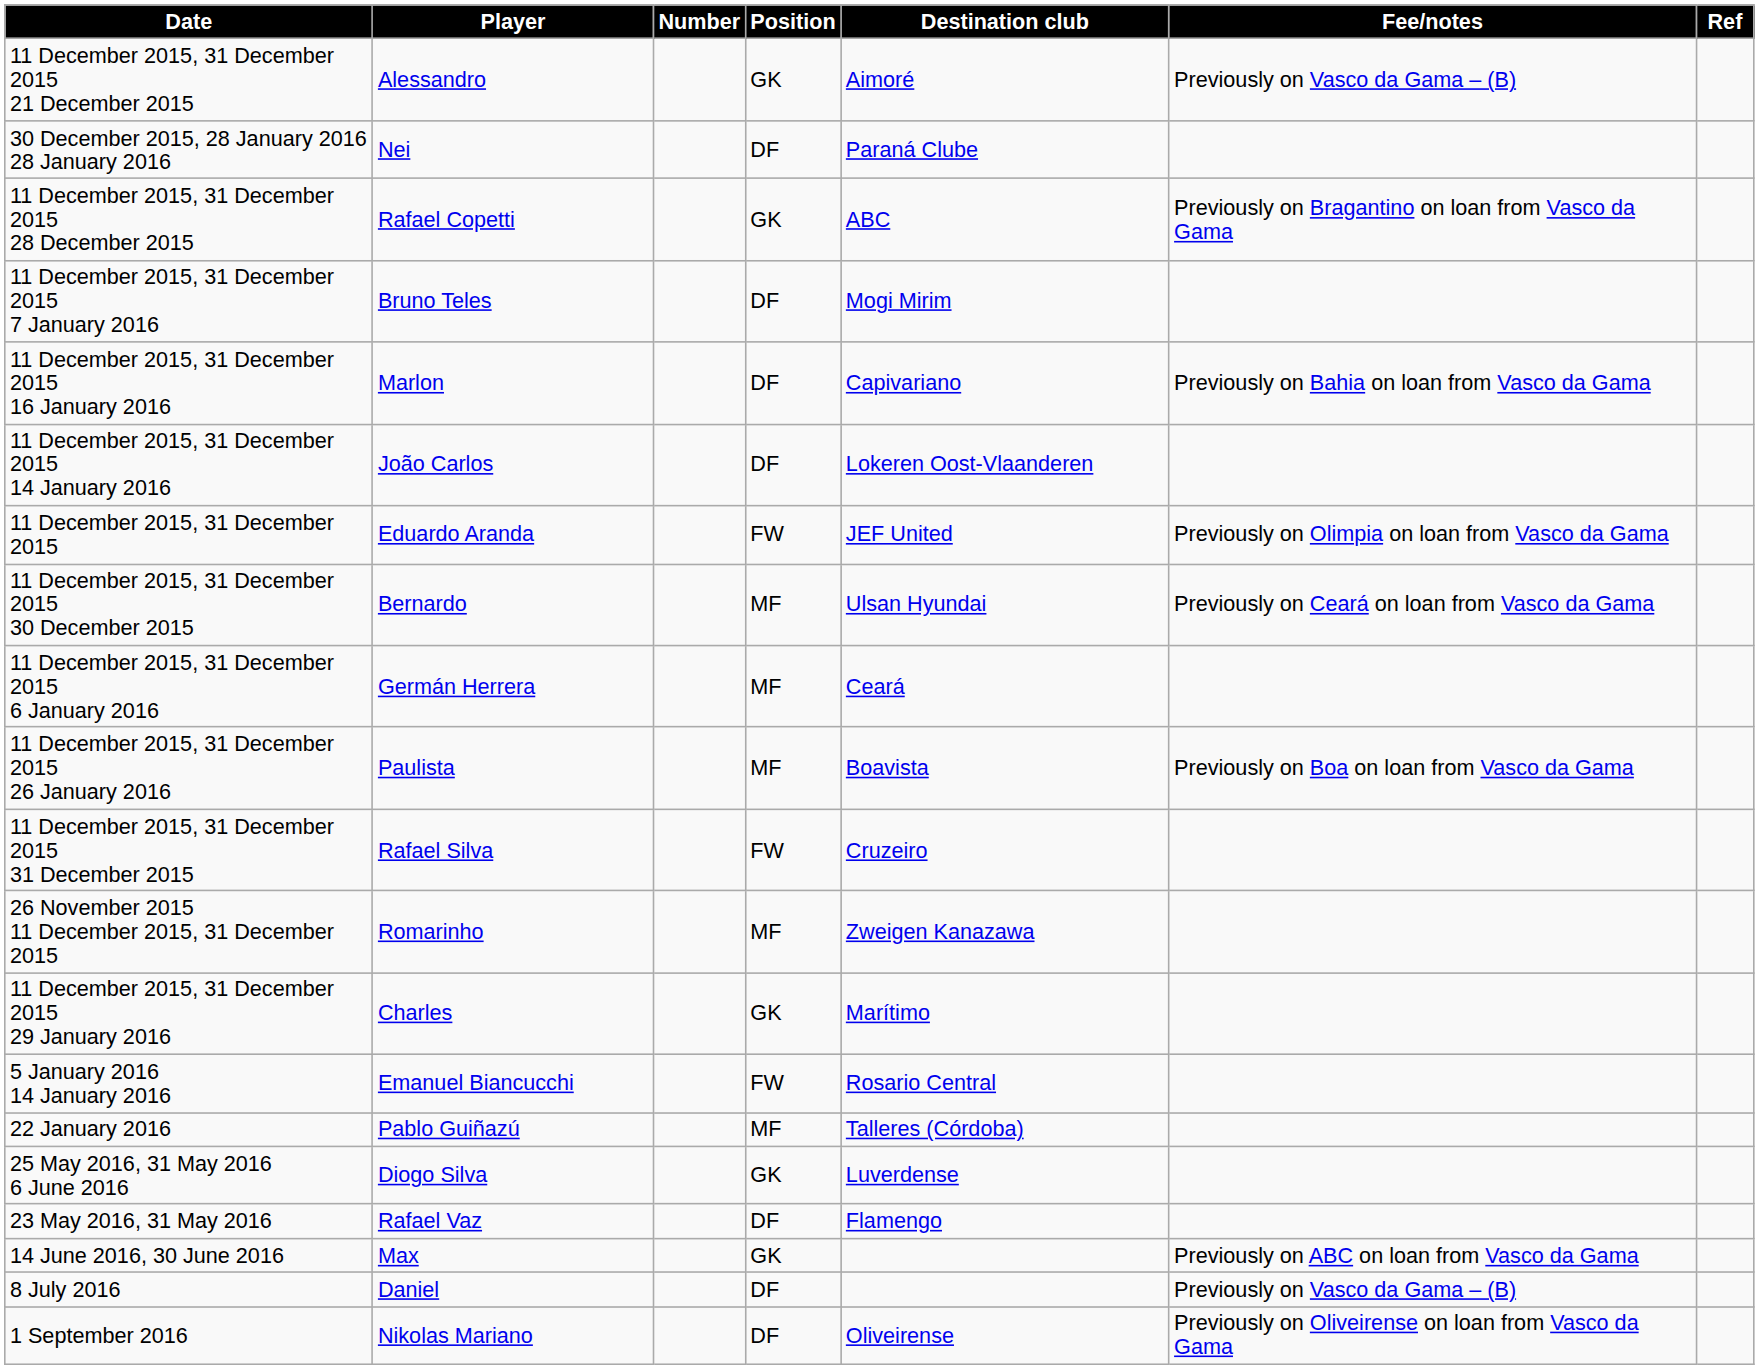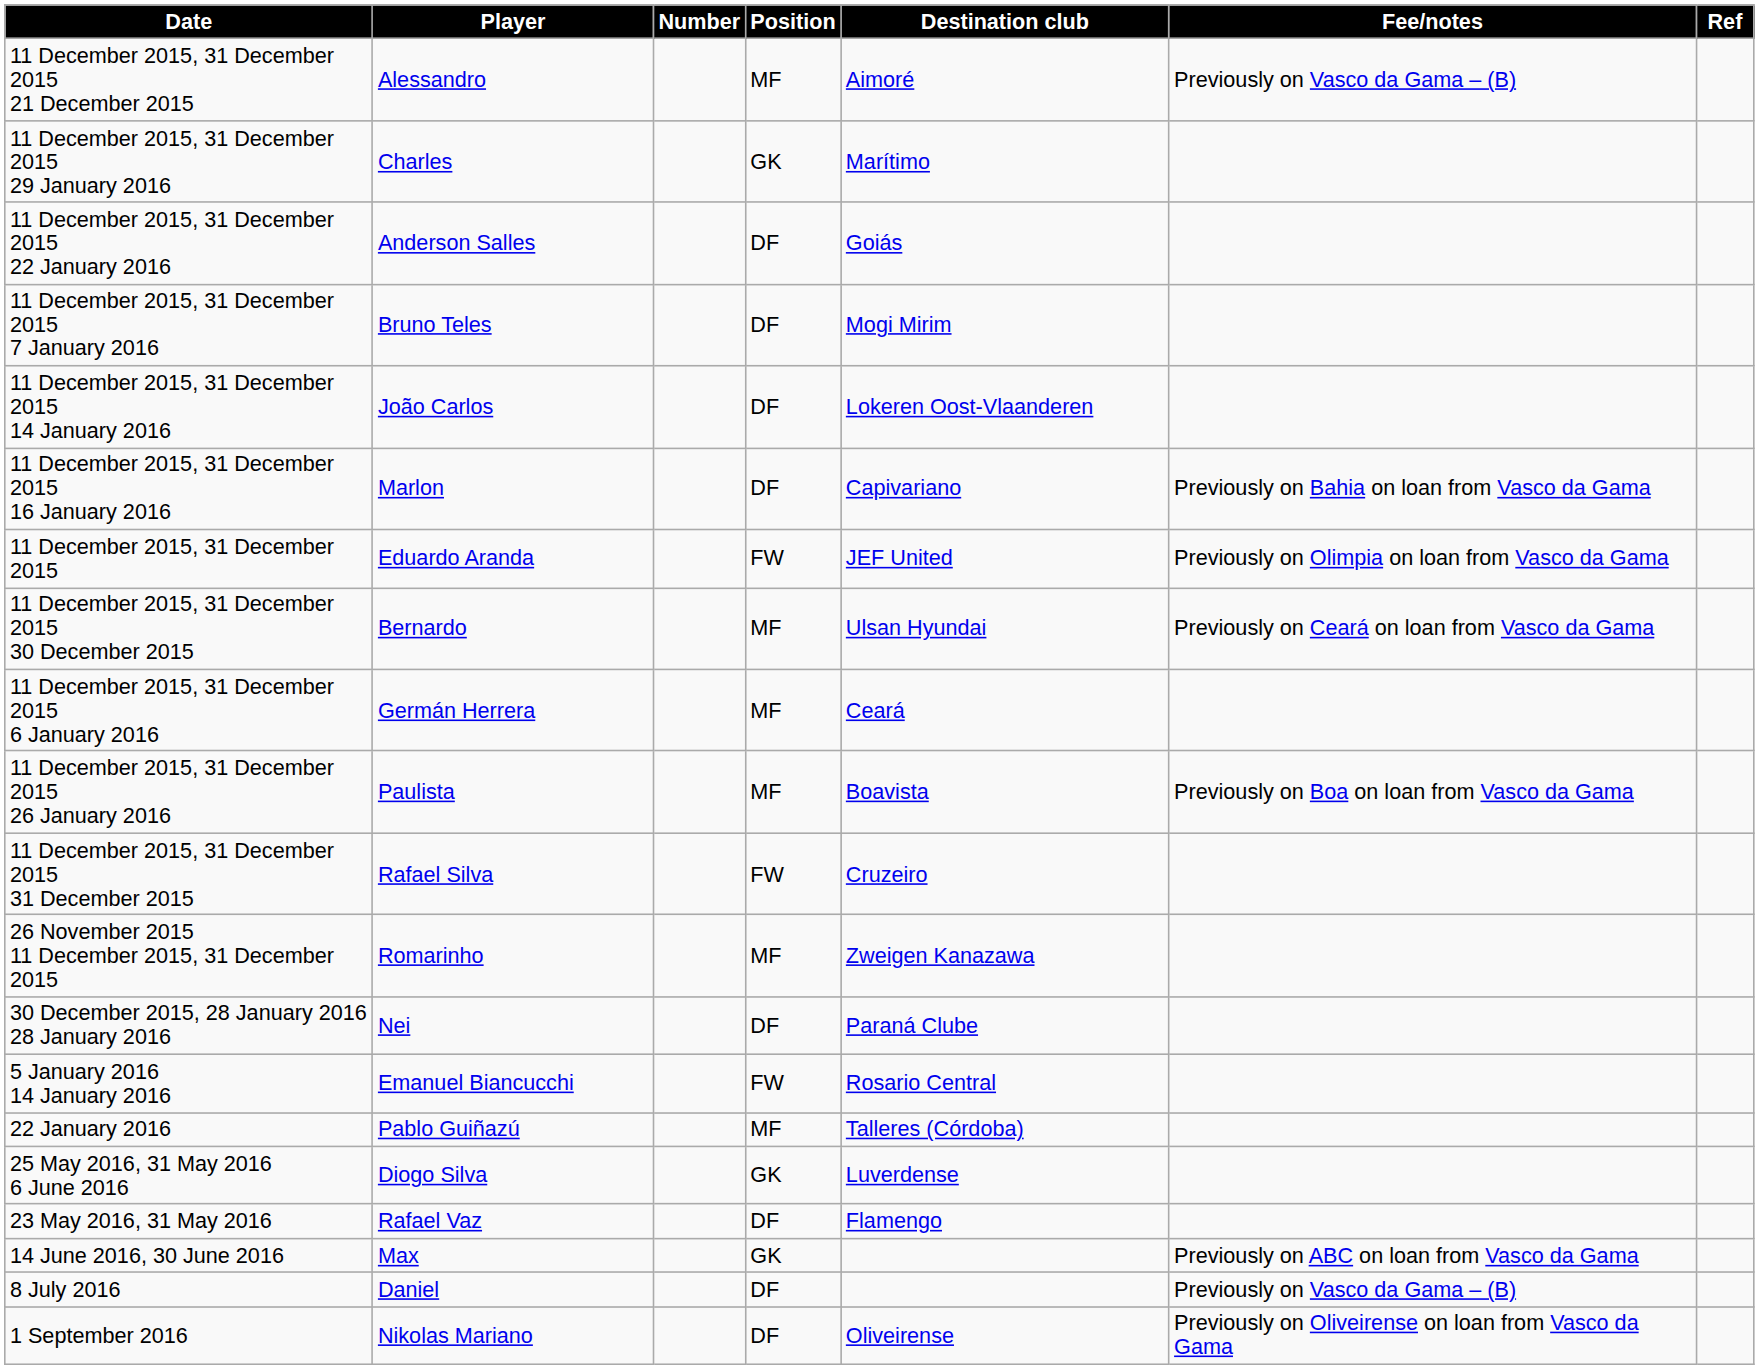(766, 79) GK -> (766, 79) MF
rows swapped: (172, 1013) <-> (188, 149)
- row: (172, 219)
+ row: (172, 243)
rows swapped: (172, 464) <-> (172, 383)
